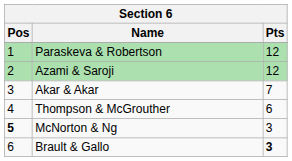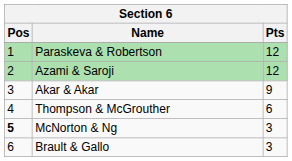(269, 90) 7 -> (269, 90) 9
(269, 147) bold -> (269, 147) normal
